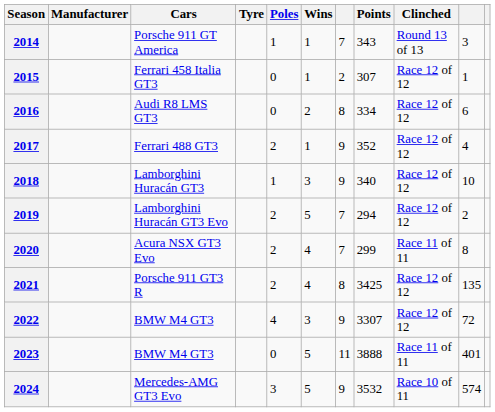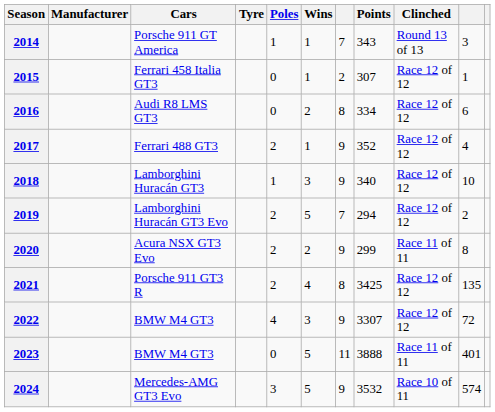(307, 250) 4 -> (307, 250) 2
(342, 250) 7 -> (342, 250) 9
